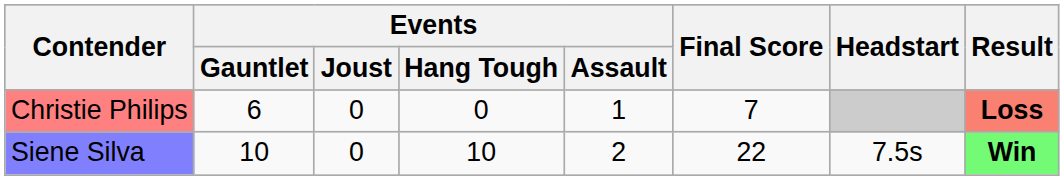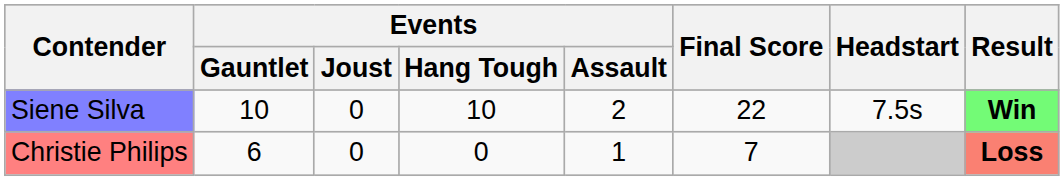rows swapped: (99, 110) <-> (78, 152)
